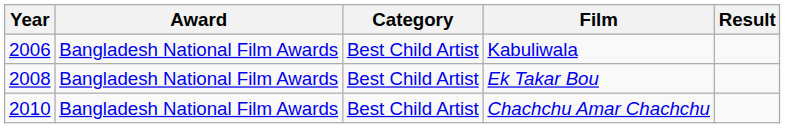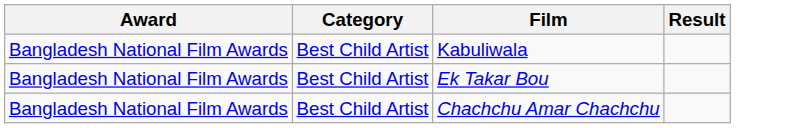- column: (30, 20)
